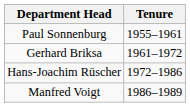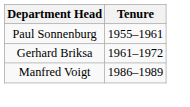- row: (64, 72)
